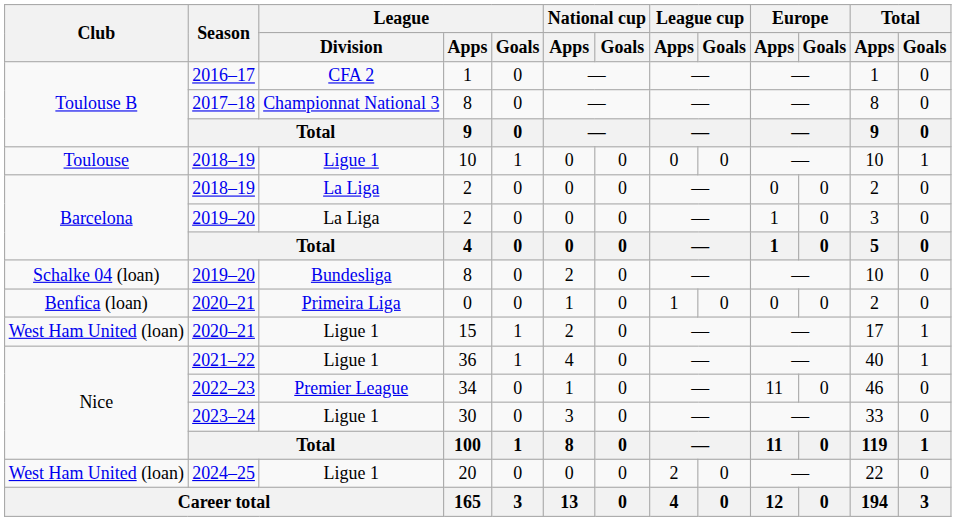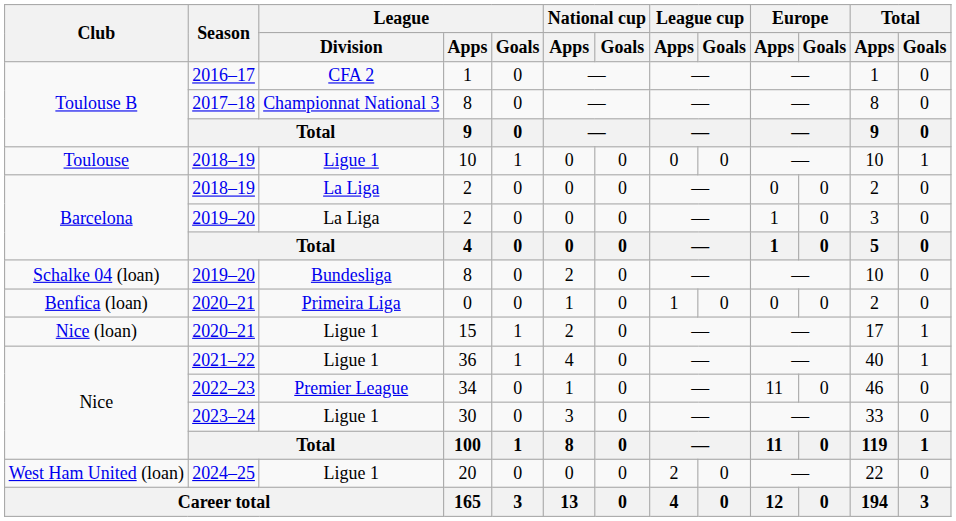(96, 331) West Ham United (loan) -> (96, 331) Nice (loan)
